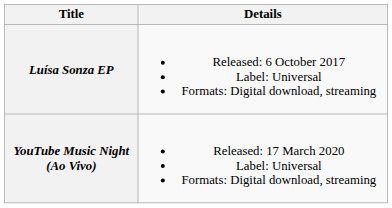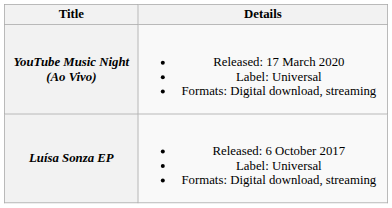rows swapped: (71, 69) <-> (71, 158)
